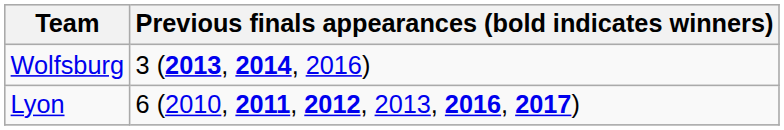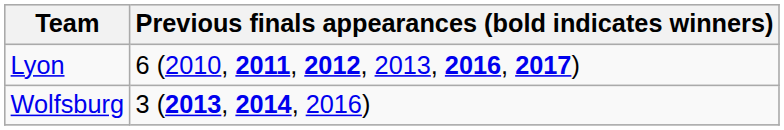rows swapped: (67, 64) <-> (38, 104)
